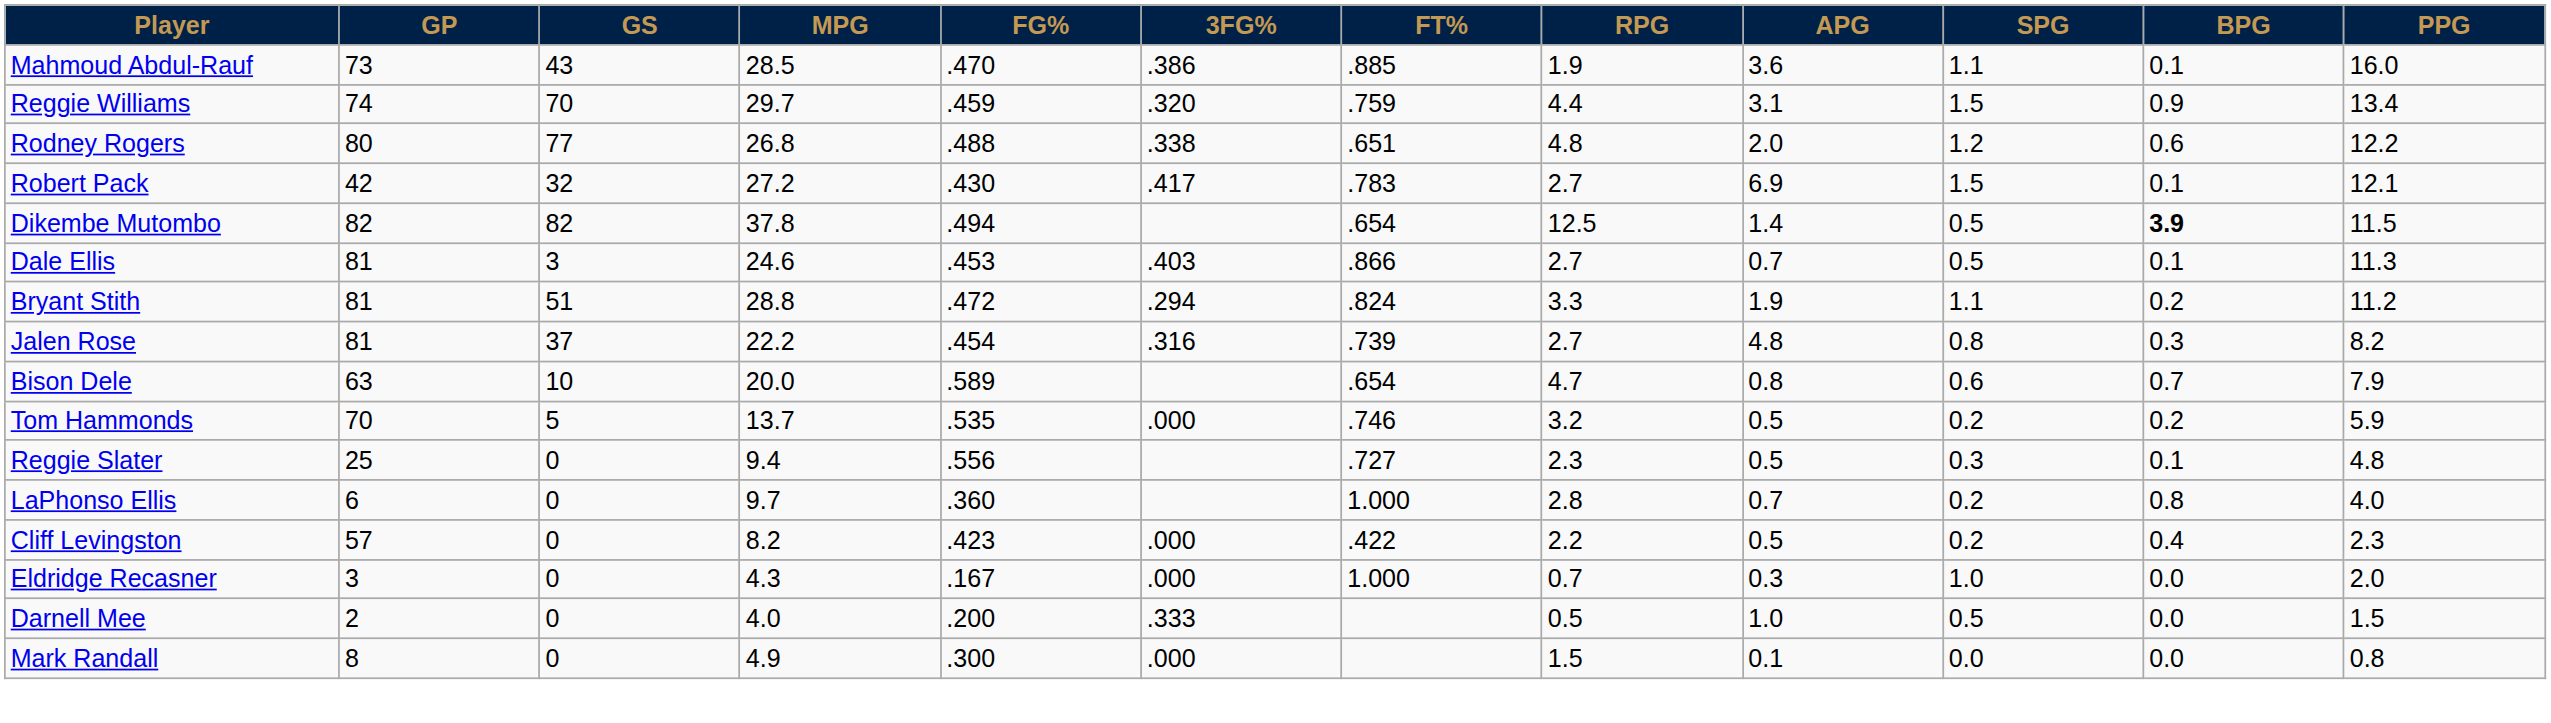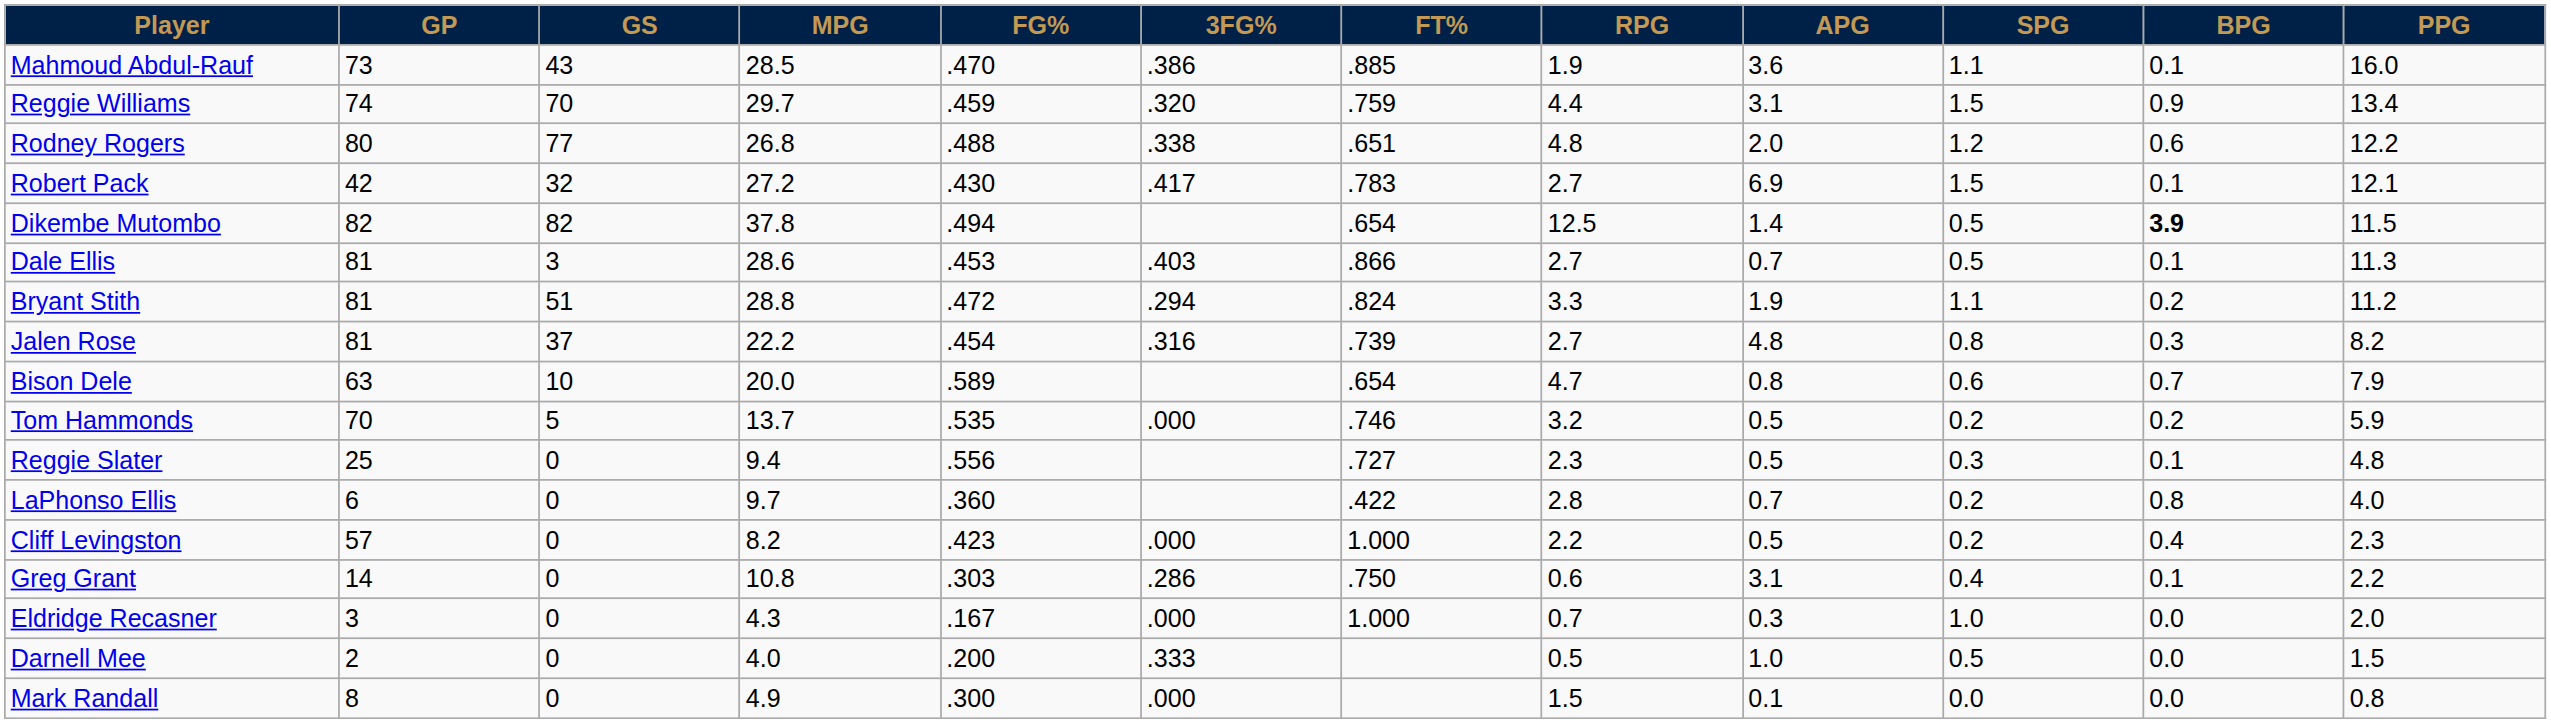(770, 263) 24.6 -> (770, 263) 28.6
(1379, 500) 1.000 -> (1372, 500) .422
(1372, 540) .422 -> (1379, 540) 1.000
+ row: (73, 579)
